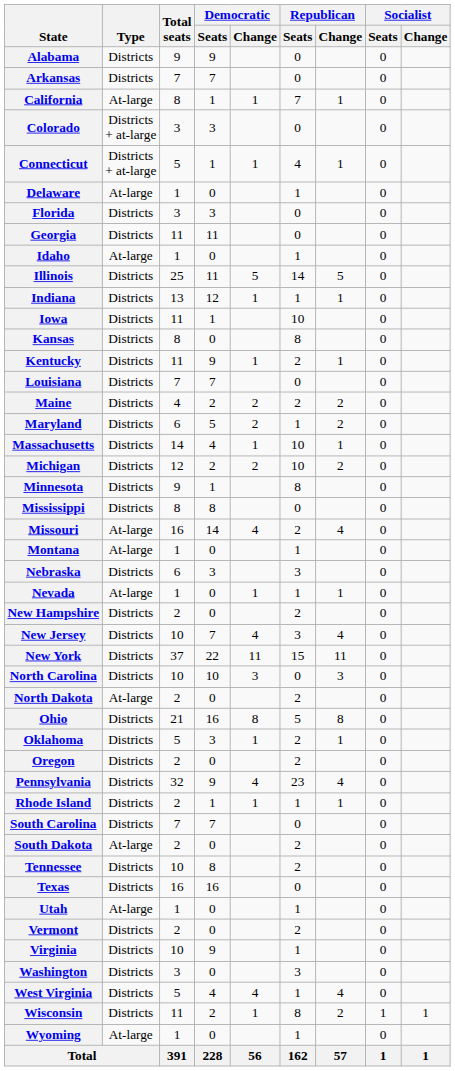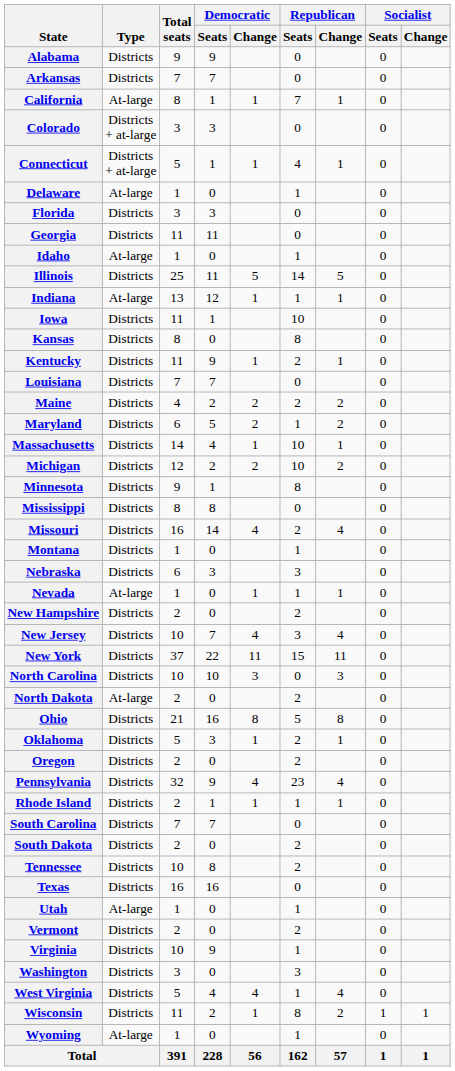(131, 297) Districts -> (131, 297) At-large
(131, 529) At-large -> (131, 529) Districts
(131, 550) At-large -> (131, 550) Districts
(131, 845) At-large -> (131, 845) Districts
